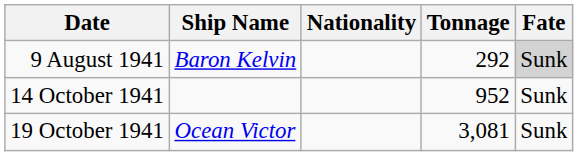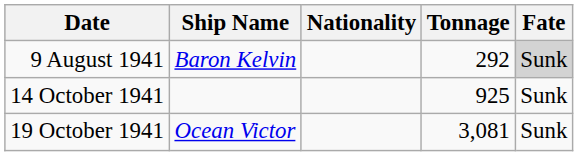(493, 95) 952 -> (493, 95) 925
